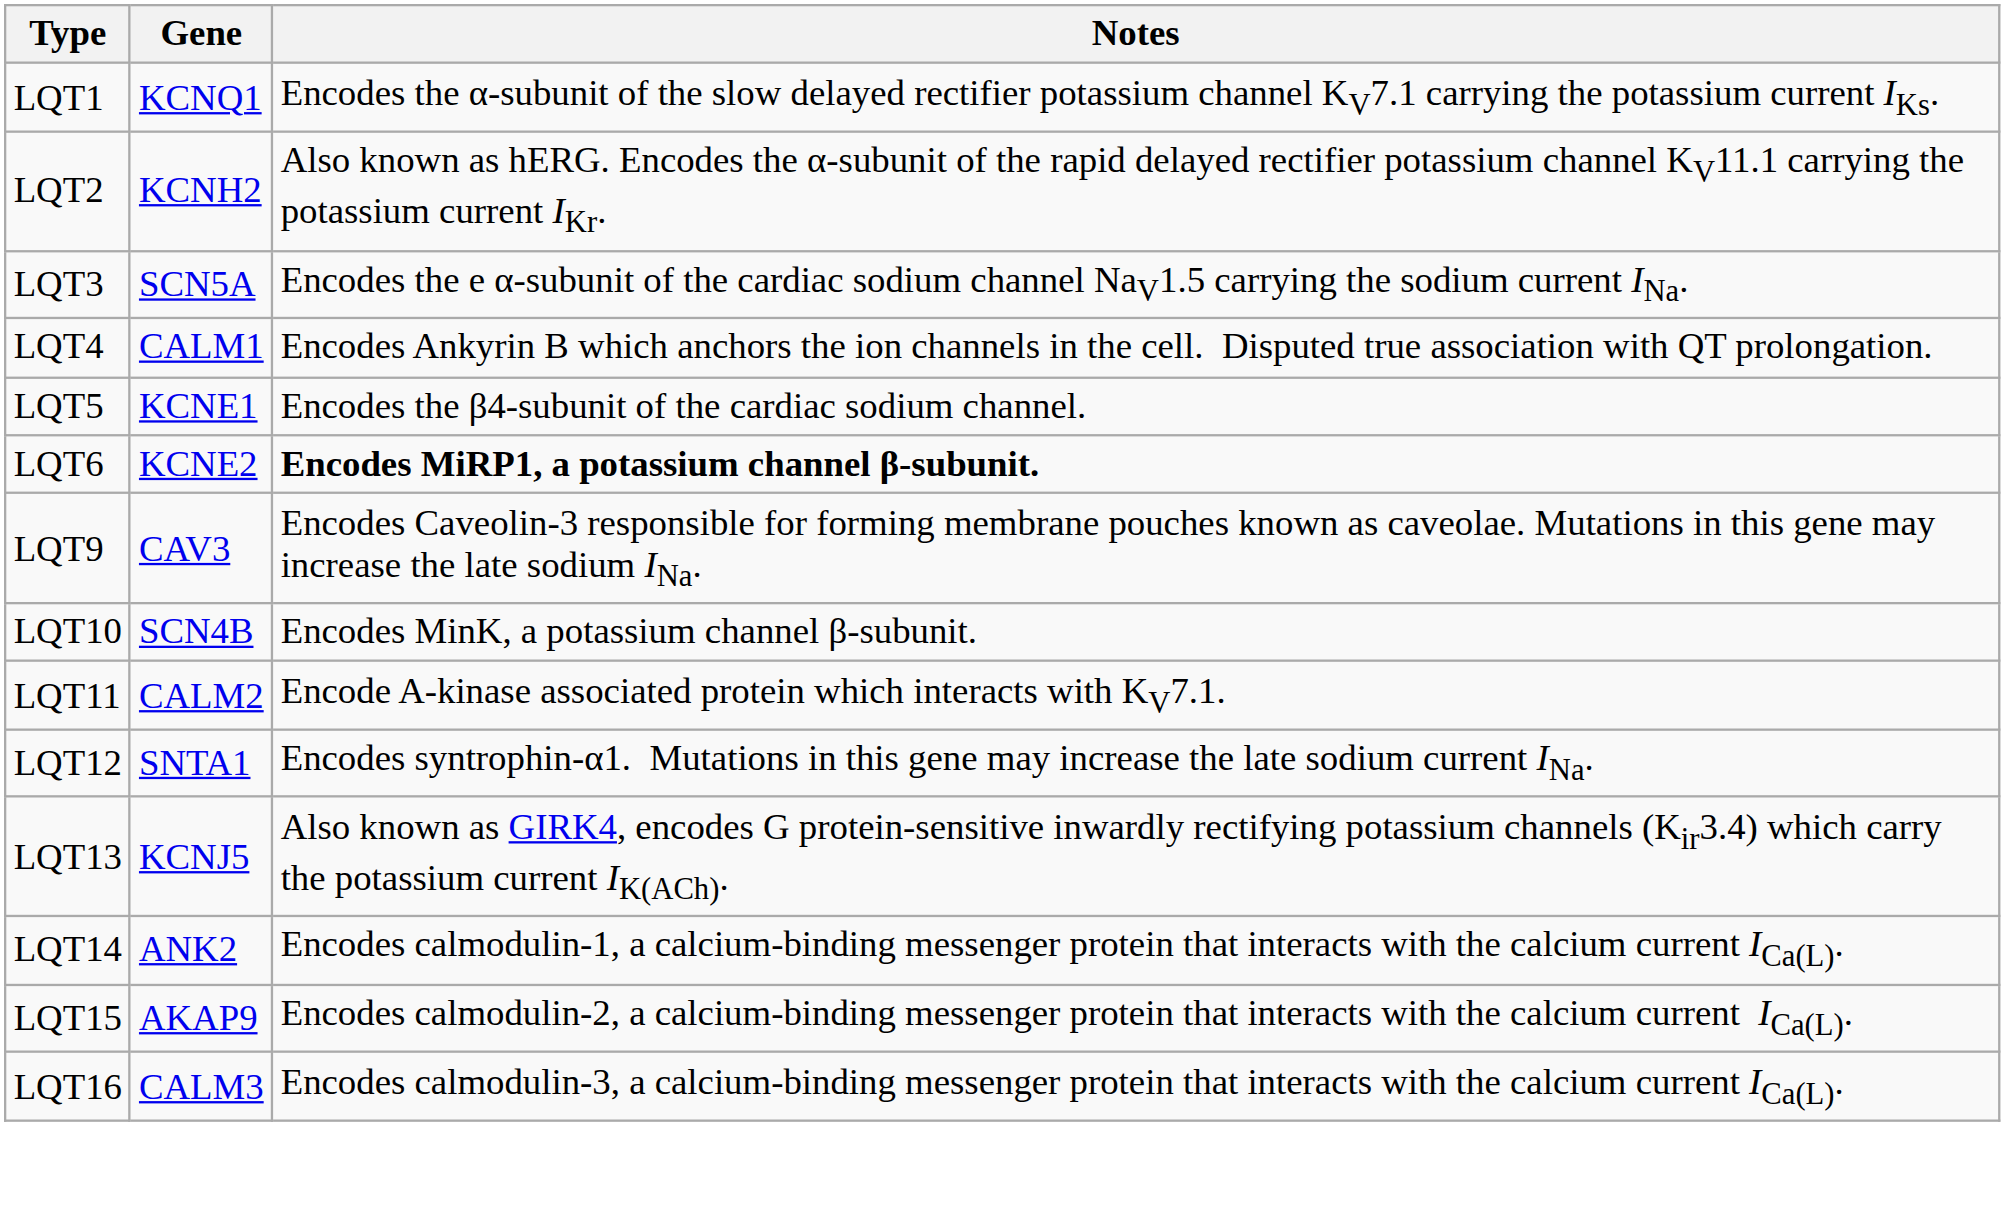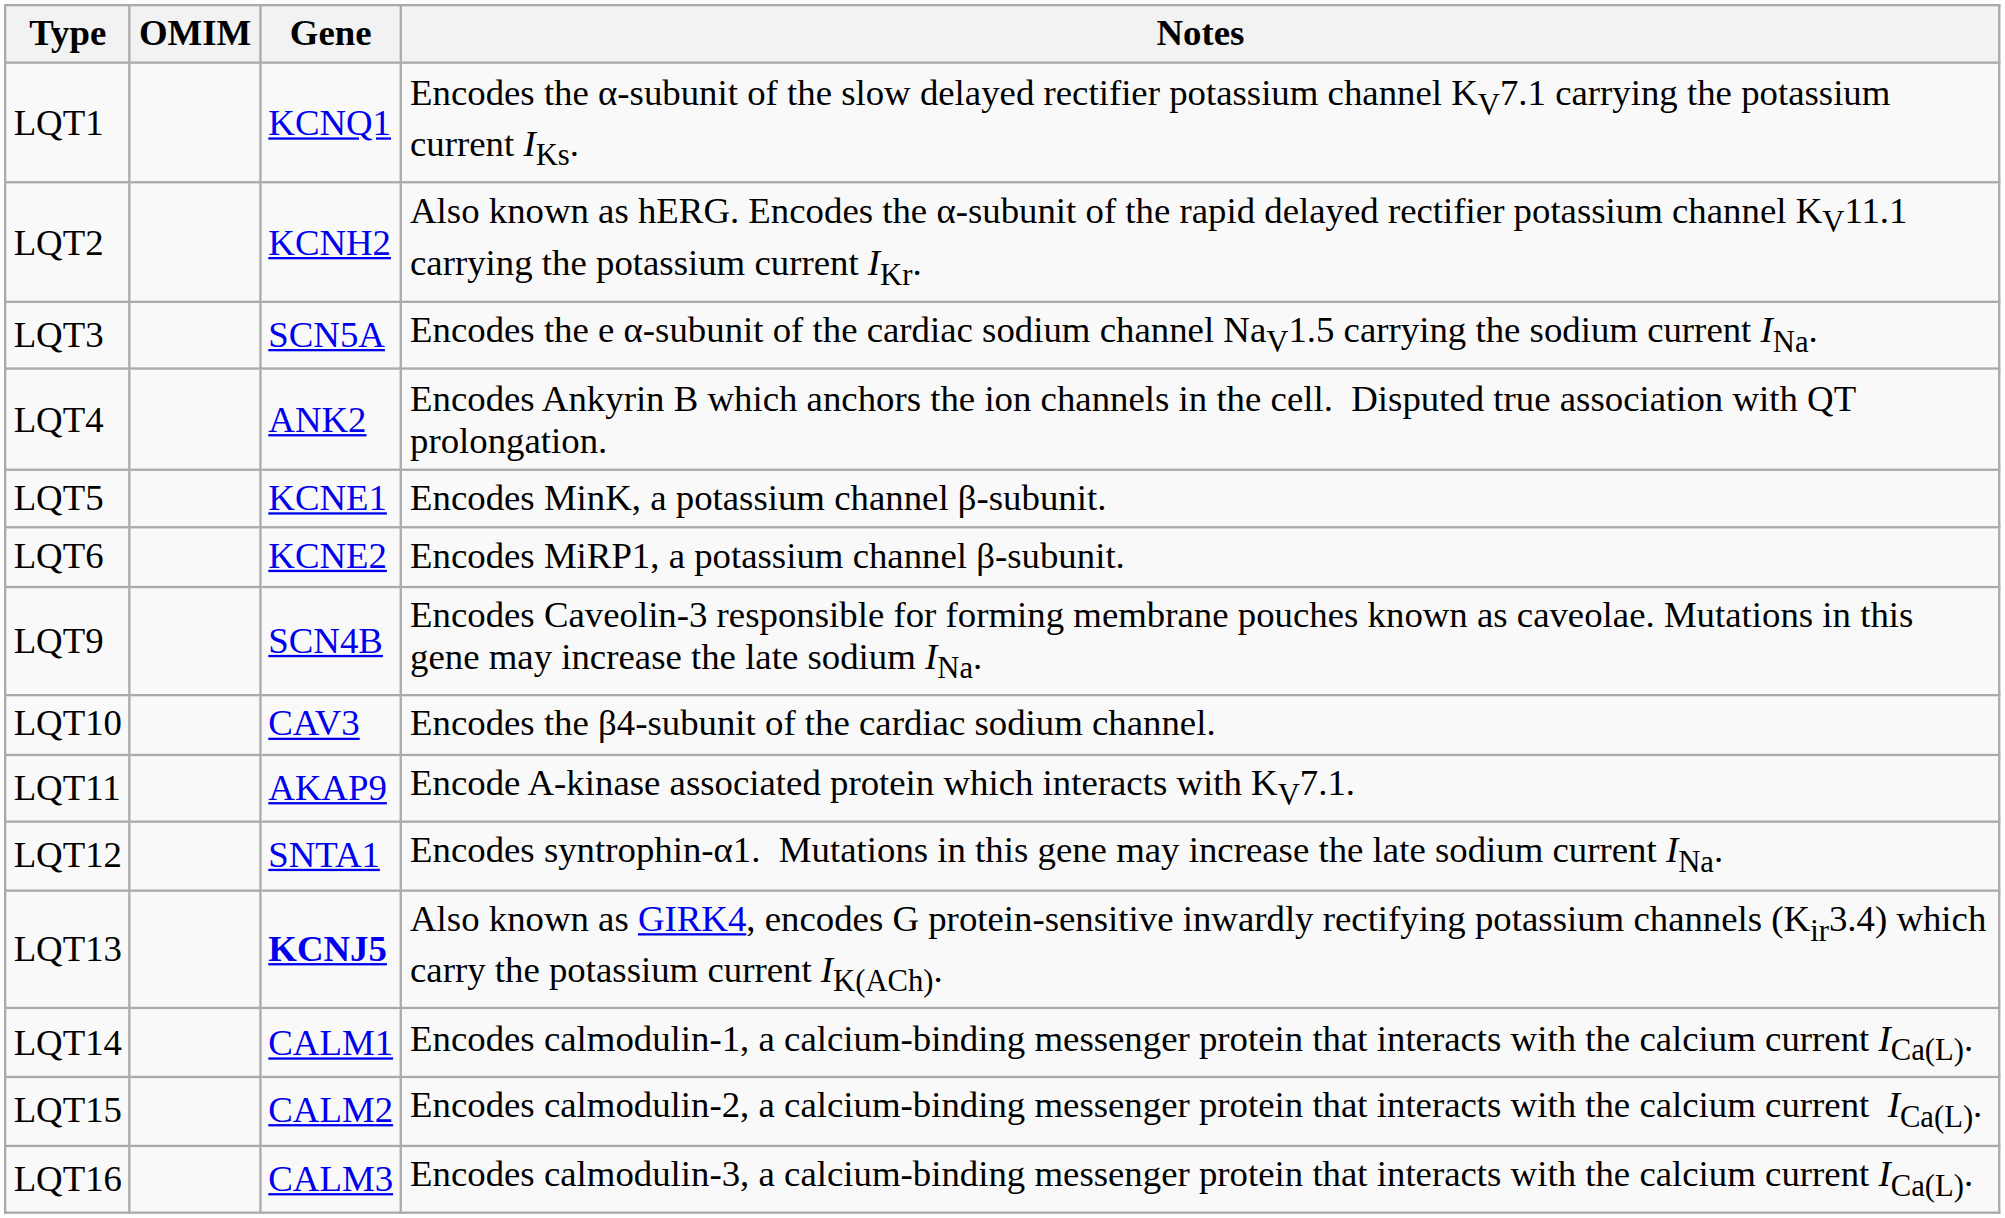+ column: (195, 33)
(201, 347) CALM1 -> (317, 418) ANK2
(683, 405) Encodes the β4-subunit of the cardiac sodium channel. -> (758, 497) Encodes MinK, a potassium channel β-subunit.
(660, 463) bold -> (767, 556) normal
(185, 547) CAV3 -> (326, 640) SCN4B
(196, 631) SCN4B -> (314, 723) CAV3
(629, 631) Encodes MinK, a potassium channel β-subunit. -> (813, 723) Encodes the β4-subunit of the cardiac sodium channel.
(201, 694) CALM2 -> (328, 787) AKAP9
(194, 856) normal -> (328, 948) bold
(188, 949) ANK2 -> (331, 1042) CALM1
(198, 1017) AKAP9 -> (331, 1110) CALM2
